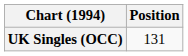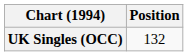(154, 39) 131 -> (154, 39) 132
